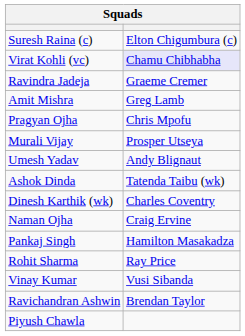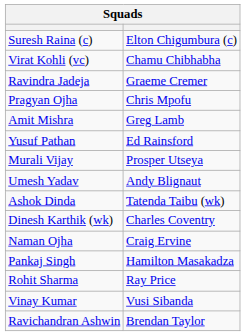(173, 60) lavender background -> (173, 60) no background
rows swapped: (41, 100) <-> (43, 120)
+ row: (42, 140)
- row: (46, 321)
